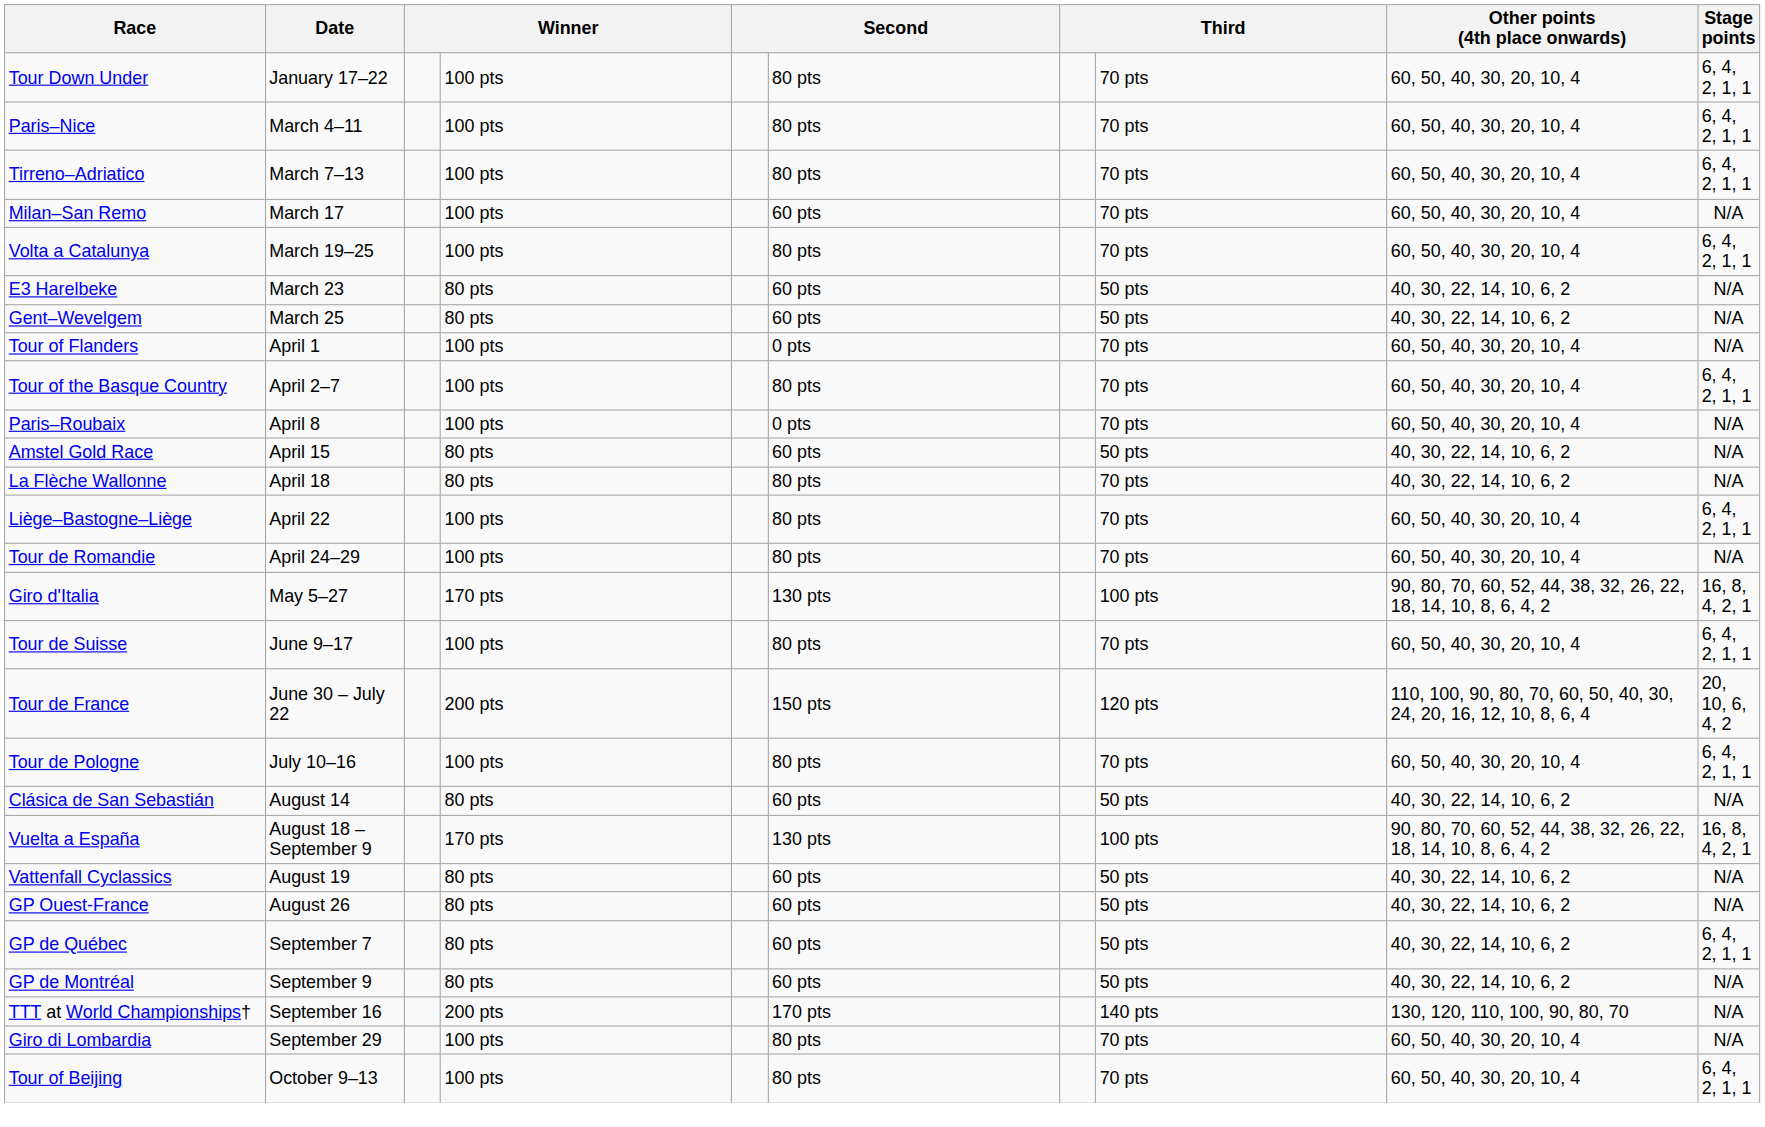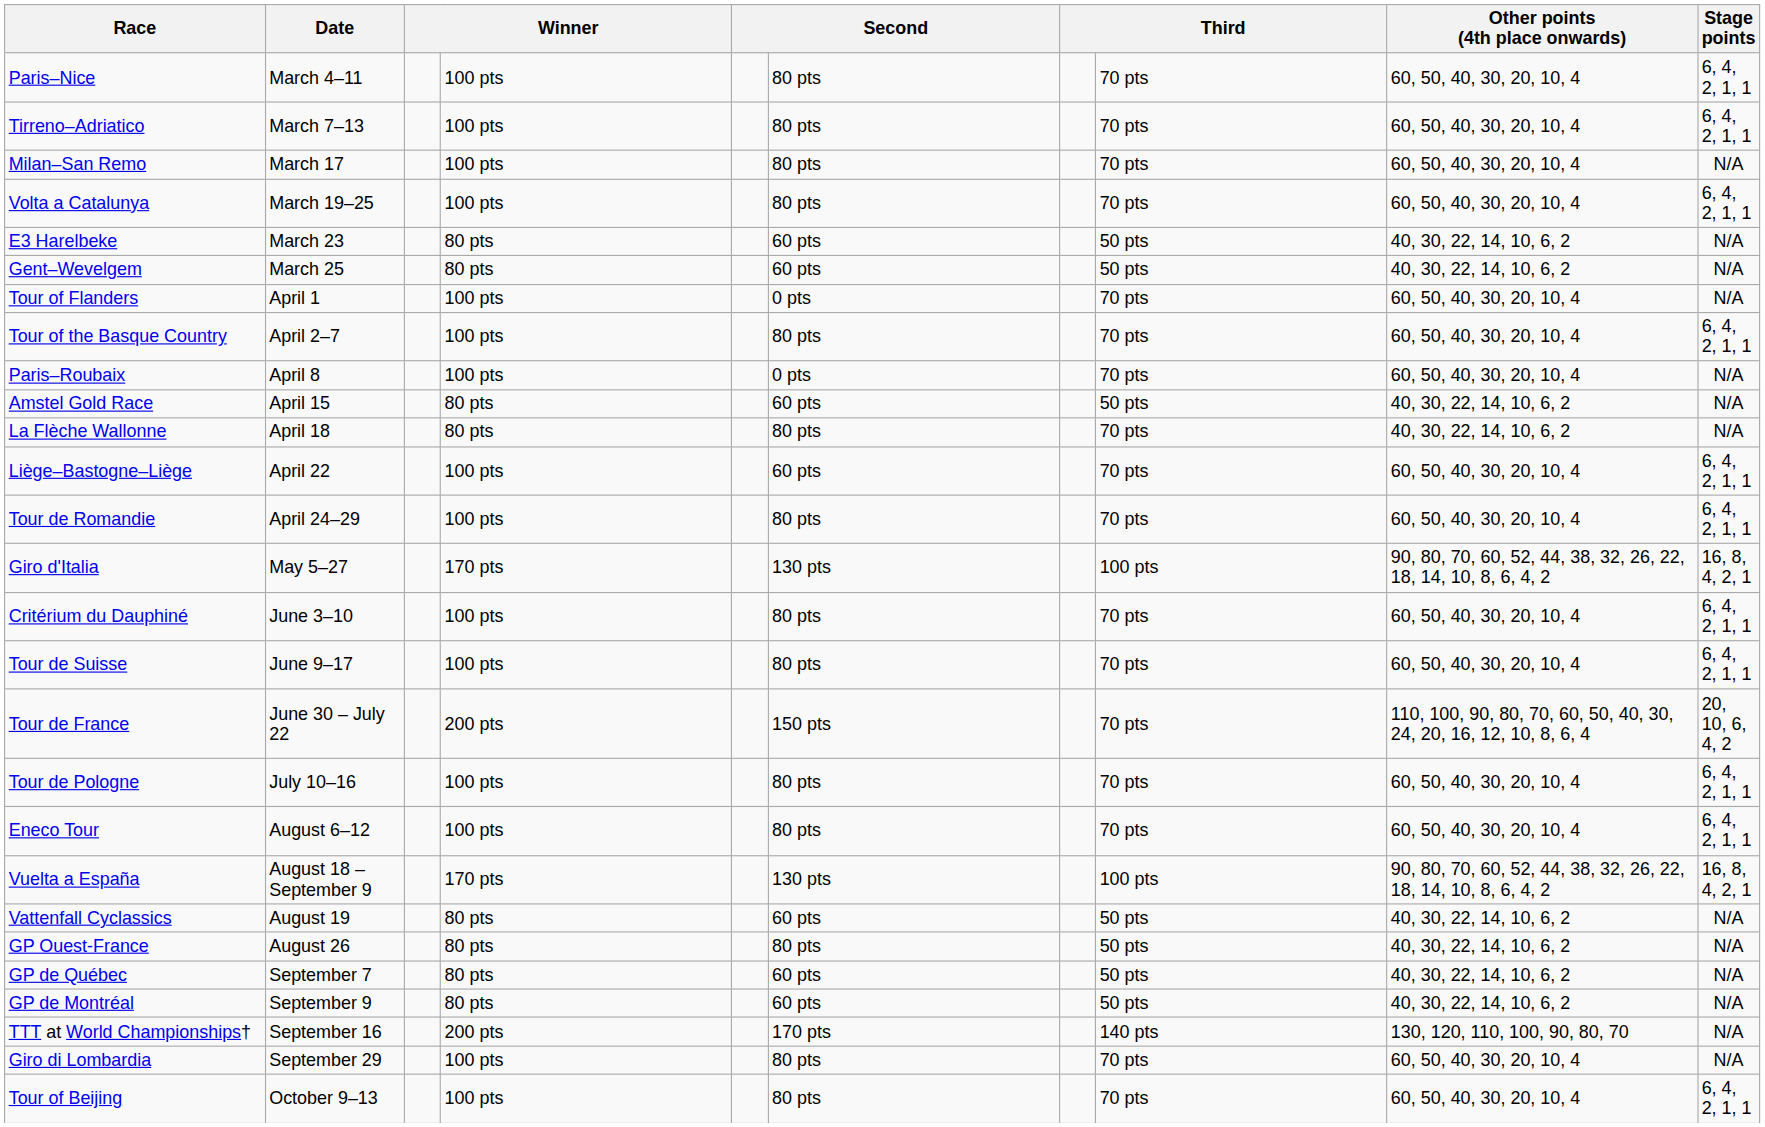- row: (78, 77)
(797, 213) 60 pts -> (797, 164) 80 pts
(797, 519) 80 pts -> (797, 470) 60 pts
(1729, 557) N/A -> (1727, 519) 6, 4, 2, 1, 1
+ row: (98, 616)
(1129, 703) 120 pts -> (1124, 723) 70 pts
+ row: (54, 830)
- row: (111, 800)
(797, 906) 60 pts -> (797, 946) 80 pts
(1727, 944) 6, 4, 2, 1, 1 -> (1729, 974) N/A
